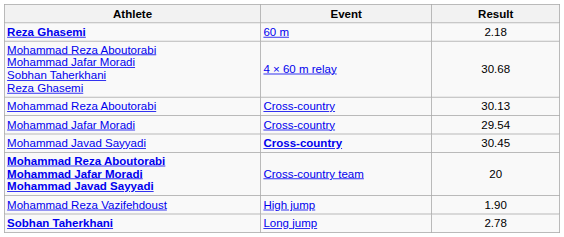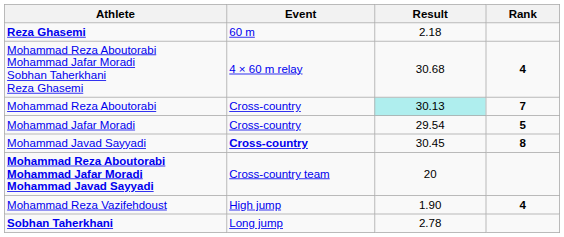+ column: (523, 14)
(496, 107) no background -> (430, 107) paleturquoise background
